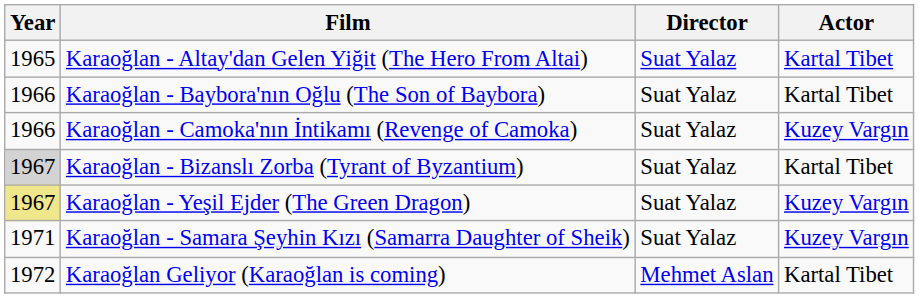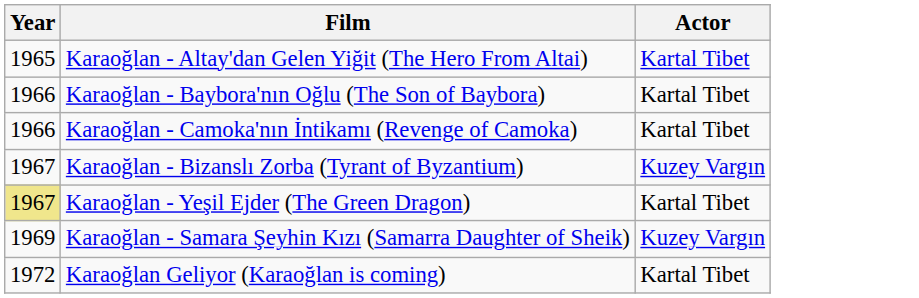- column: (707, 22)
(846, 130) Kuzey Vargın -> (695, 130) Kartal Tibet
(33, 166) lightgrey background -> (33, 166) no background
(839, 166) Kartal Tibet -> (703, 166) Kuzey Vargın
(846, 202) Kuzey Vargın -> (695, 202) Kartal Tibet
(33, 238) 1971 -> (33, 238) 1969
